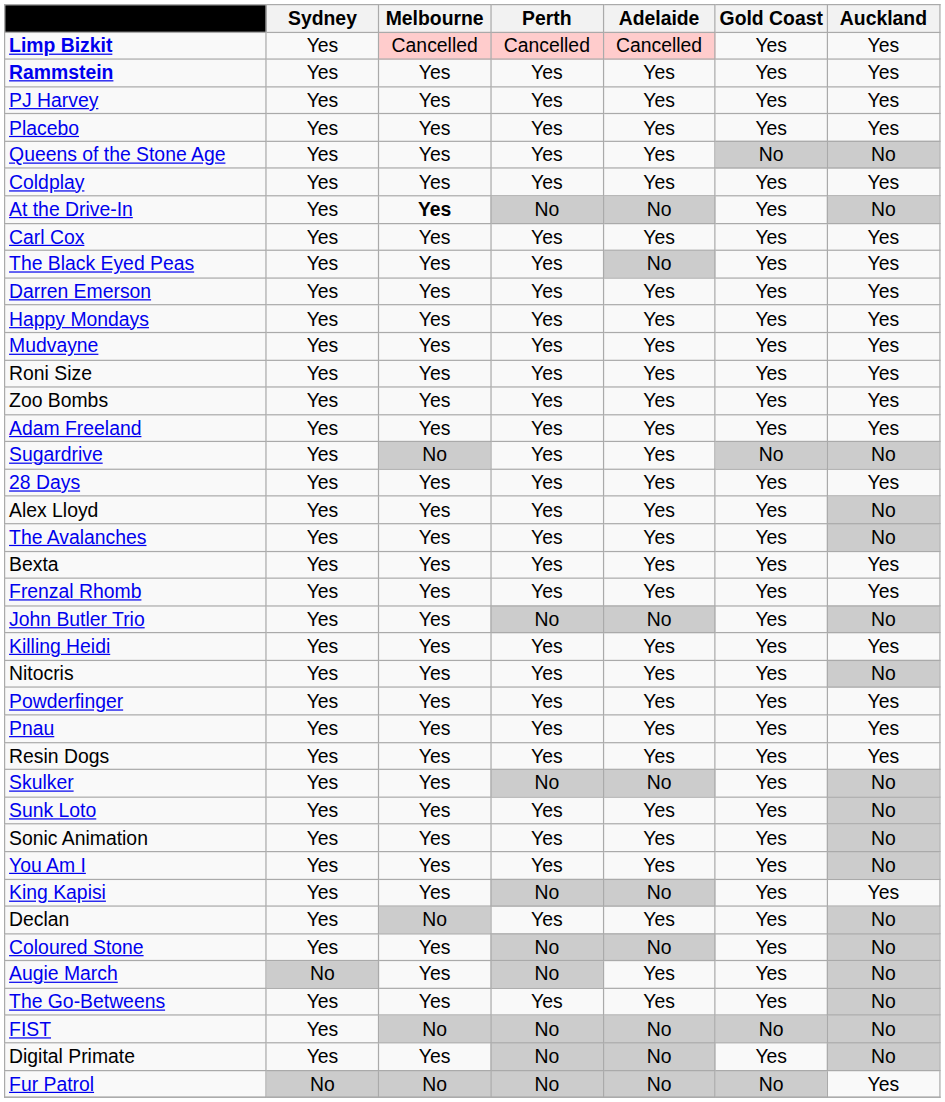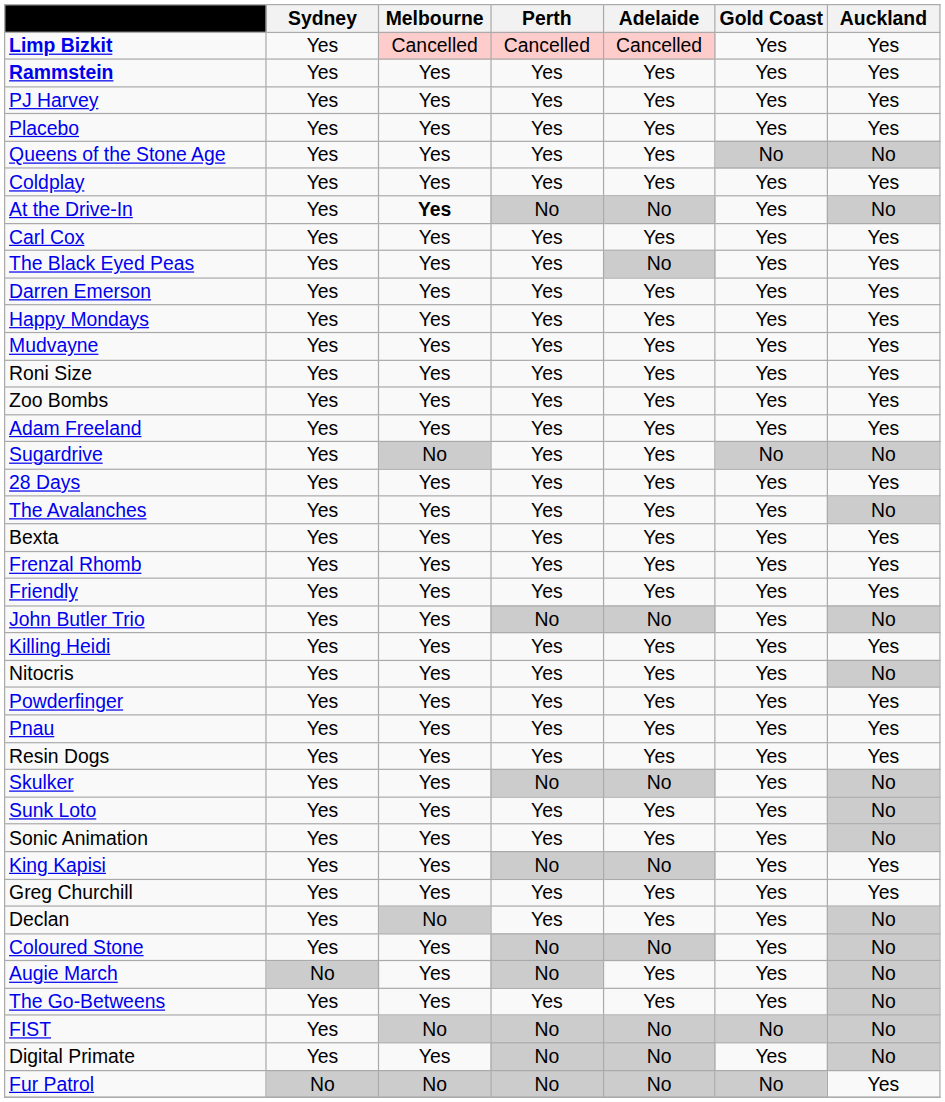- row: (54, 510)
+ row: (43, 592)
- row: (47, 865)
+ row: (71, 892)
